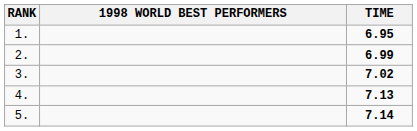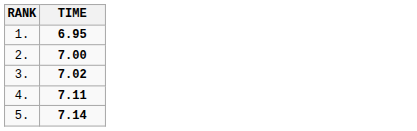- column: (193, 14)
(379, 55) 6.99 -> (72, 55) 7.00
(379, 95) 7.13 -> (72, 95) 7.11
